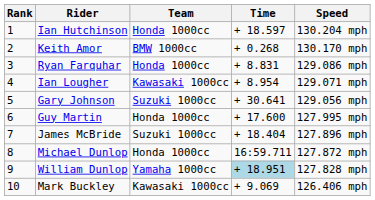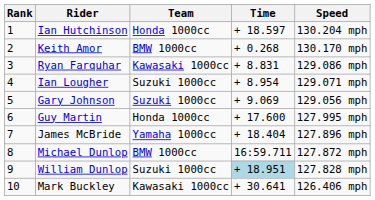(171, 65) Honda 1000cc -> (181, 65) Kawasaki 1000cc
(181, 83) Kawasaki 1000cc -> (174, 83) Suzuki 1000cc
(260, 100) + 30.641 -> (256, 100) + 9.069
(174, 135) Suzuki 1000cc -> (174, 135) Yamaha 1000cc
(171, 152) Honda 1000cc -> (165, 152) BMW 1000cc
(174, 169) Yamaha 1000cc -> (174, 169) Suzuki 1000cc
(256, 187) + 9.069 -> (260, 187) + 30.641
